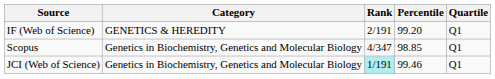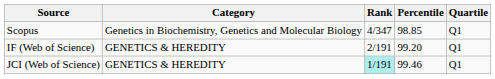rows swapped: (23, 47) <-> (51, 30)
(233, 64) Genetics in Biochemistry, Genetics and Molecular Biology -> (165, 64) GENETICS & HEREDITY
